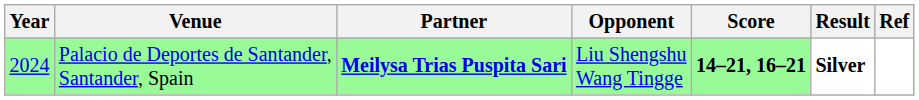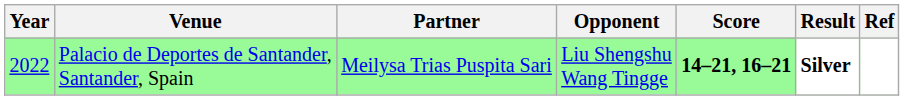(29, 66) 2024 -> (29, 66) 2022
(454, 66) bold -> (447, 66) normal
